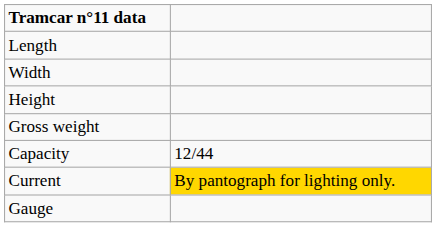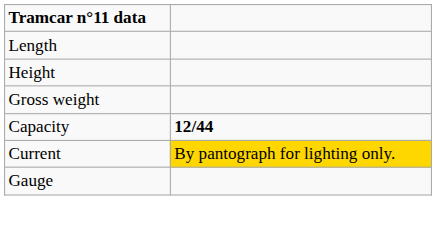- row: (30, 72)
(194, 153) normal -> (194, 126) bold
